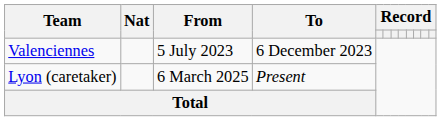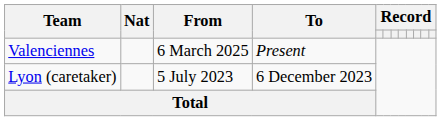(195, 50) 5 July 2023 -> (203, 50) 6 March 2025
(314, 50) 6 December 2023 -> (281, 50) Present
(203, 76) 6 March 2025 -> (195, 76) 5 July 2023
(281, 76) Present -> (314, 76) 6 December 2023
